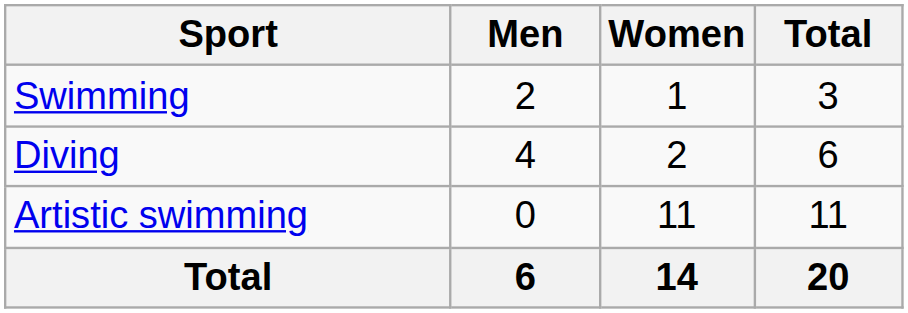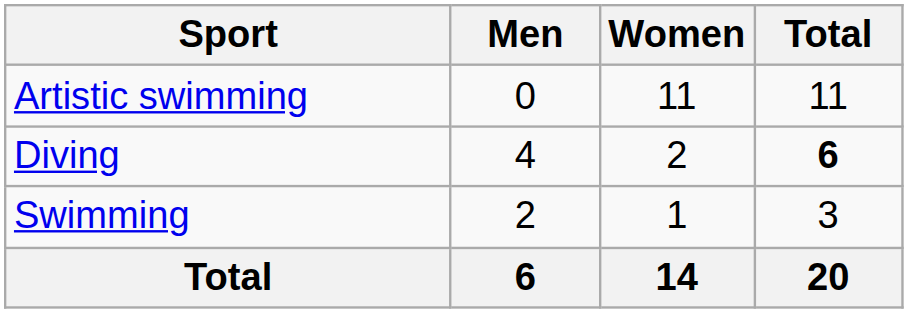rows swapped: (161, 215) <-> (102, 95)
(828, 155) normal -> (828, 155) bold
